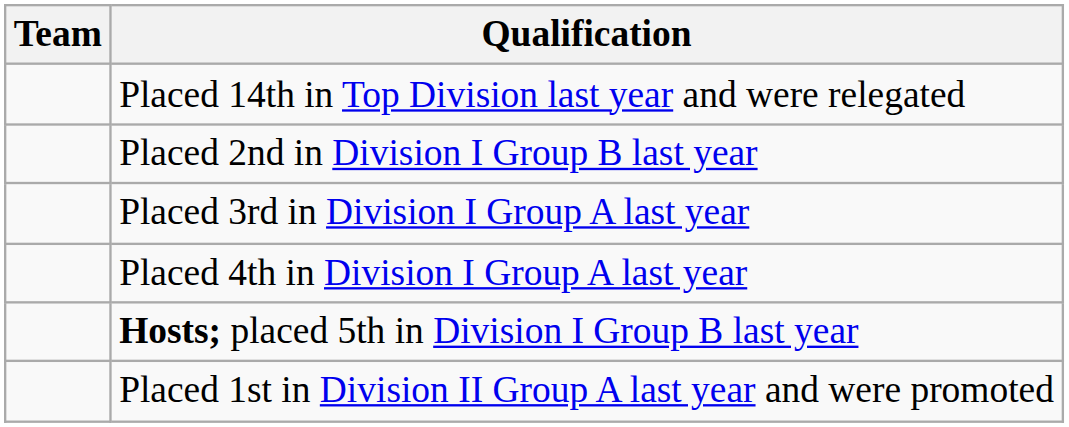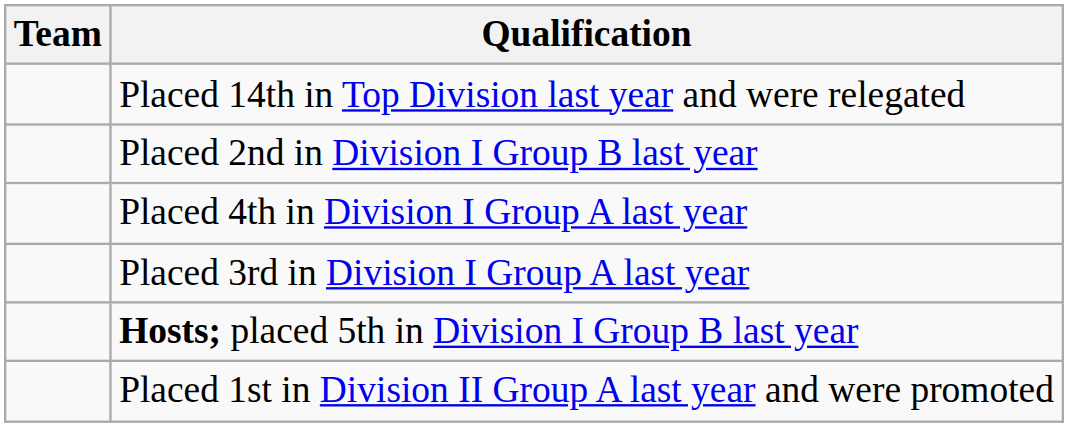rows swapped: (434, 212) <-> (433, 271)
